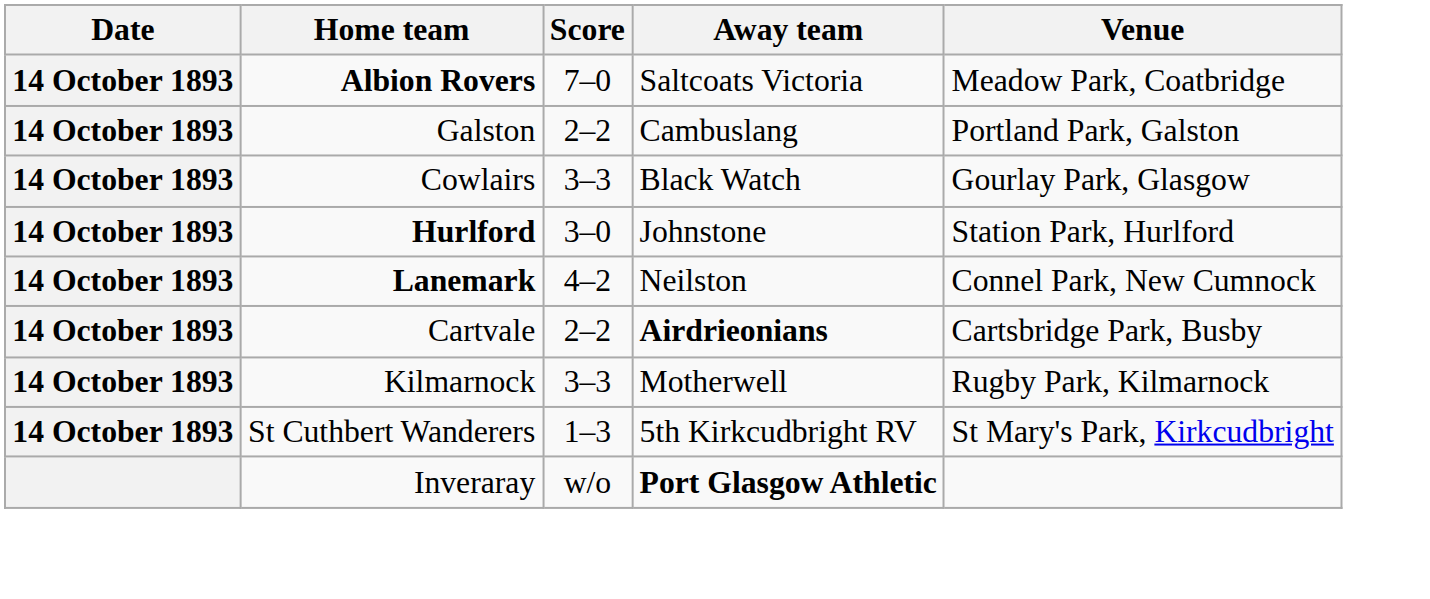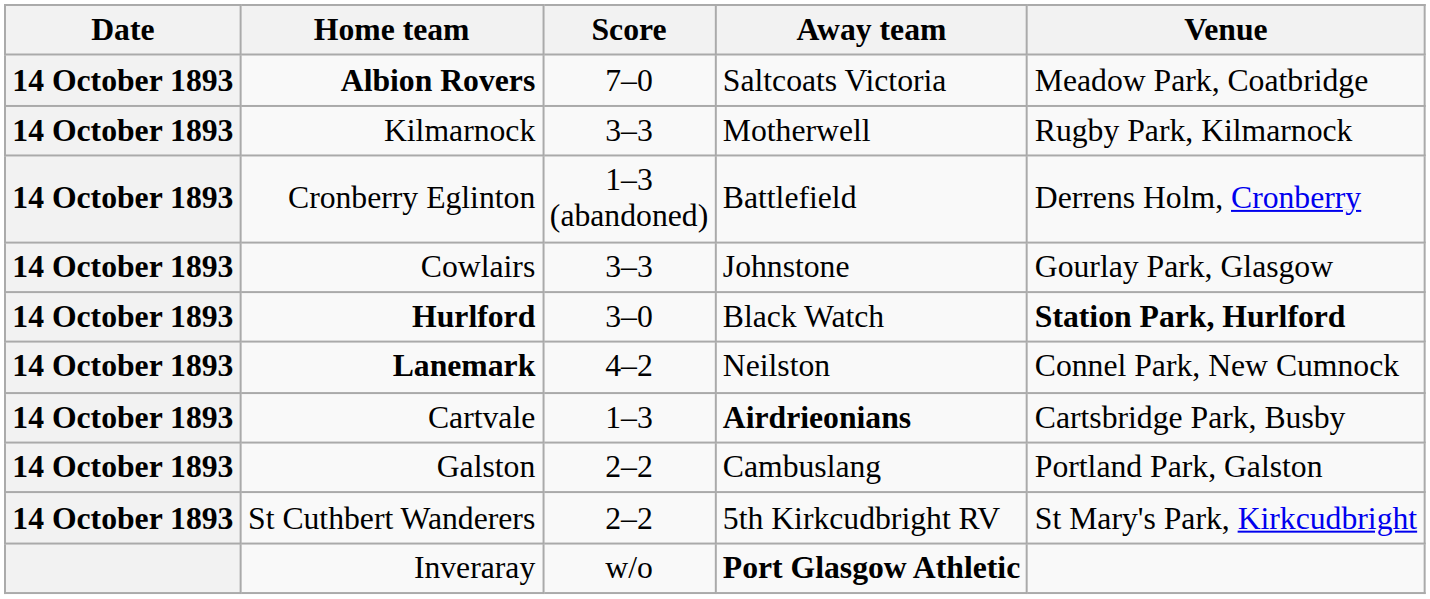rows swapped: (486, 130) <-> (460, 381)
+ row: (412, 198)
(720, 180) Black Watch -> (786, 266) Johnstone
(703, 230) Johnstone -> (803, 316) Black Watch
(1093, 230) normal -> (1190, 316) bold
(587, 331) 2–2 -> (629, 416) 1–3
(587, 431) 1–3 -> (629, 517) 2–2
